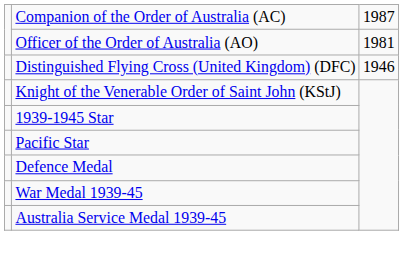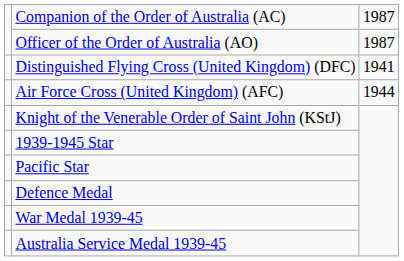(379, 42) 1981 -> (379, 42) 1987
(379, 67) 1946 -> (379, 67) 1941
+ row: (149, 92)
